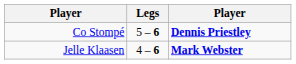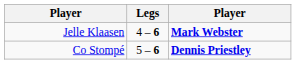rows swapped: (99, 31) <-> (94, 50)
